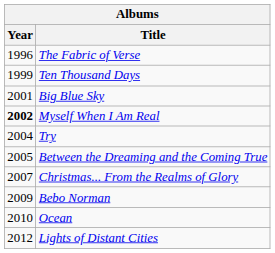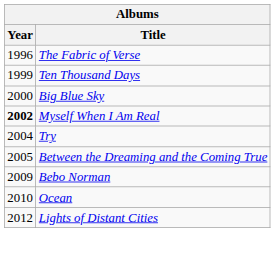(20, 95) 2001 -> (20, 95) 2000
- row: (139, 177)
